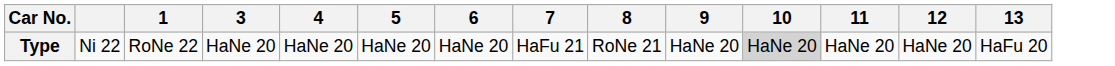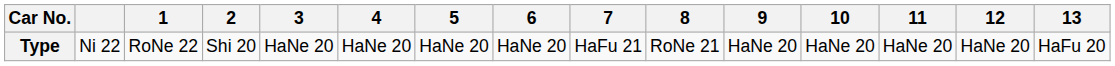+ column: (231, 18)
(782, 46) lightgrey background -> (840, 46) no background
